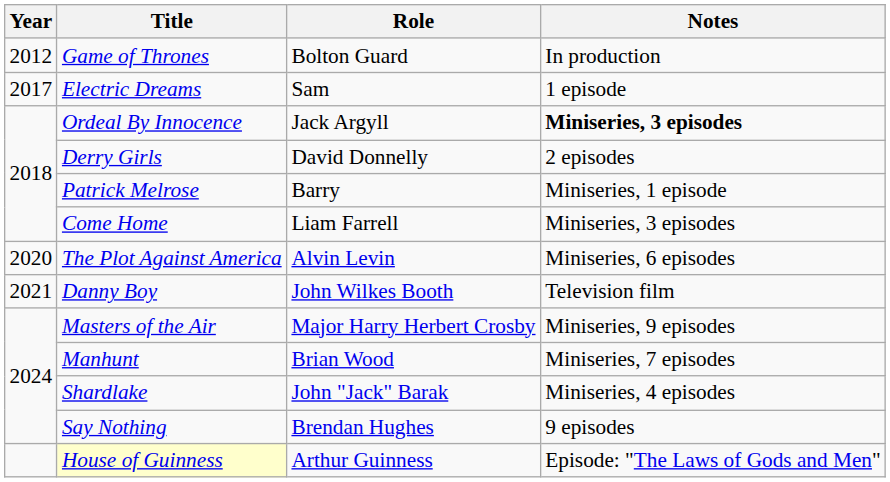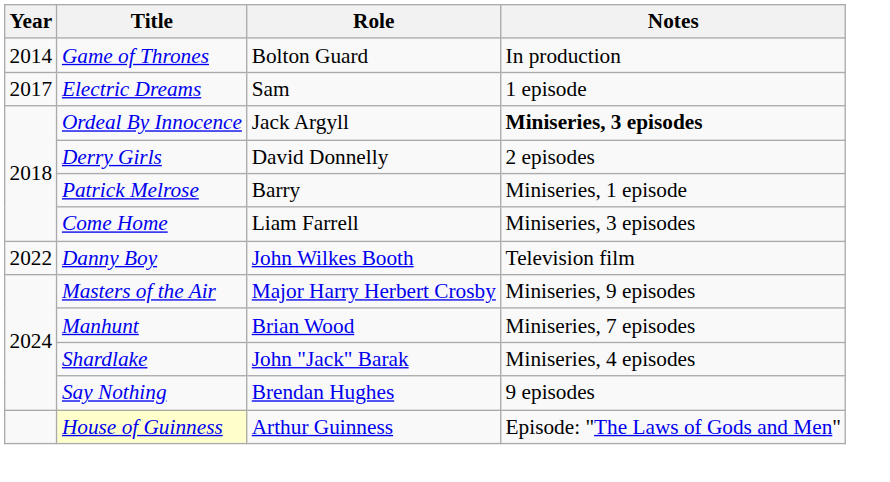(31, 55) 2012 -> (31, 55) 2014
- row: (172, 257)
(31, 291) 2021 -> (31, 257) 2022
